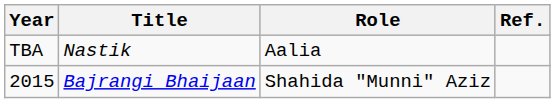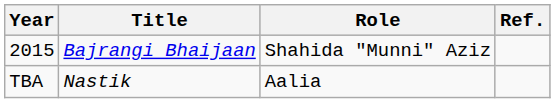rows swapped: (32, 82) <-> (26, 51)
